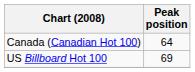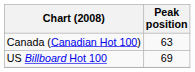(167, 42) 64 -> (167, 42) 63
